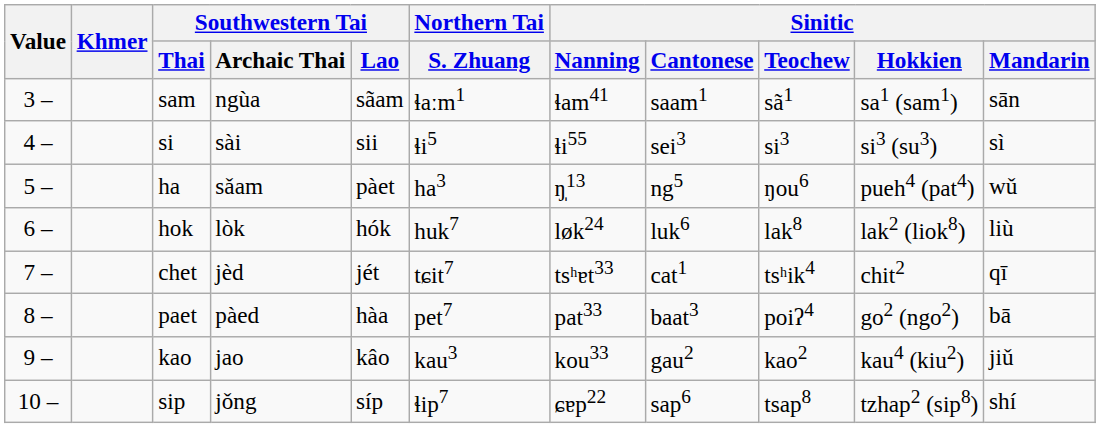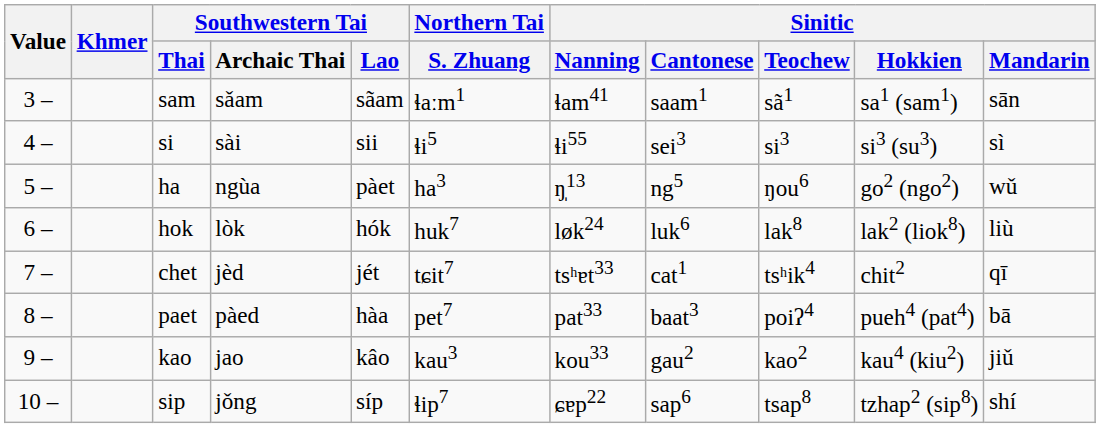(238, 99) ngùa -> (239, 99) sǎam
(239, 185) sǎam -> (238, 185) ngùa
(917, 185) pueh4 (pat4) -> (910, 185) go2 (ngo2)
(910, 314) go2 (ngo2) -> (917, 314) pueh4 (pat4)
